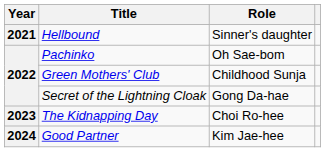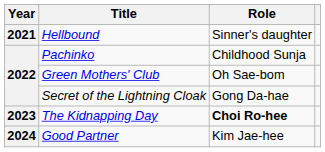(248, 55) Oh Sae-bom -> (259, 55) Childhood Sunja
(259, 75) Childhood Sunja -> (248, 75) Oh Sae-bom
(248, 116) normal -> (250, 116) bold
